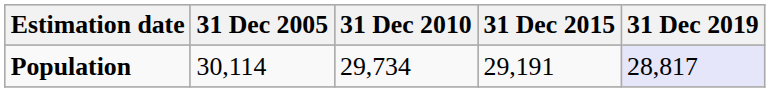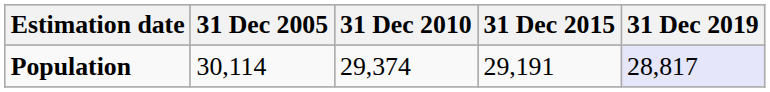(375, 65) 29,734 -> (375, 65) 29,374
